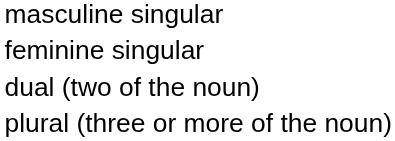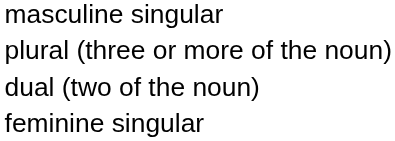rows swapped: (104, 50) <-> (198, 123)
